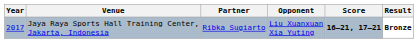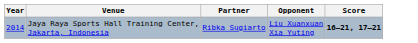- column: (398, 10)
(15, 27) 2017 -> (15, 27) 2014
